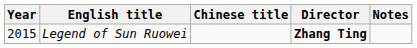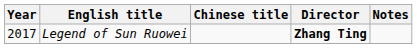(22, 34) 2015 -> (22, 34) 2017
